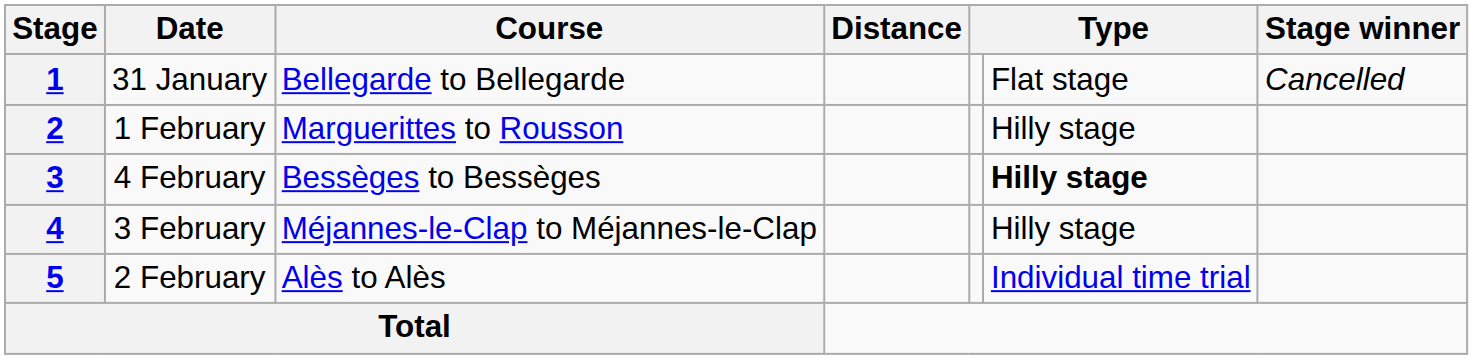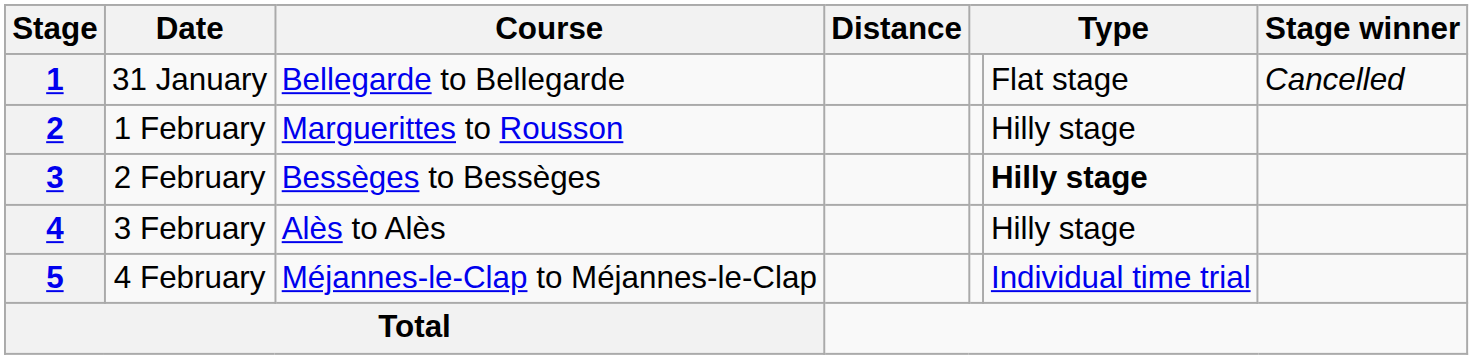(190, 178) 4 February -> (190, 178) 2 February
(549, 228) Méjannes-le-Clap to Méjannes-le-Clap -> (364, 228) Alès to Alès
(190, 278) 2 February -> (190, 278) 4 February
(364, 278) Alès to Alès -> (549, 278) Méjannes-le-Clap to Méjannes-le-Clap
